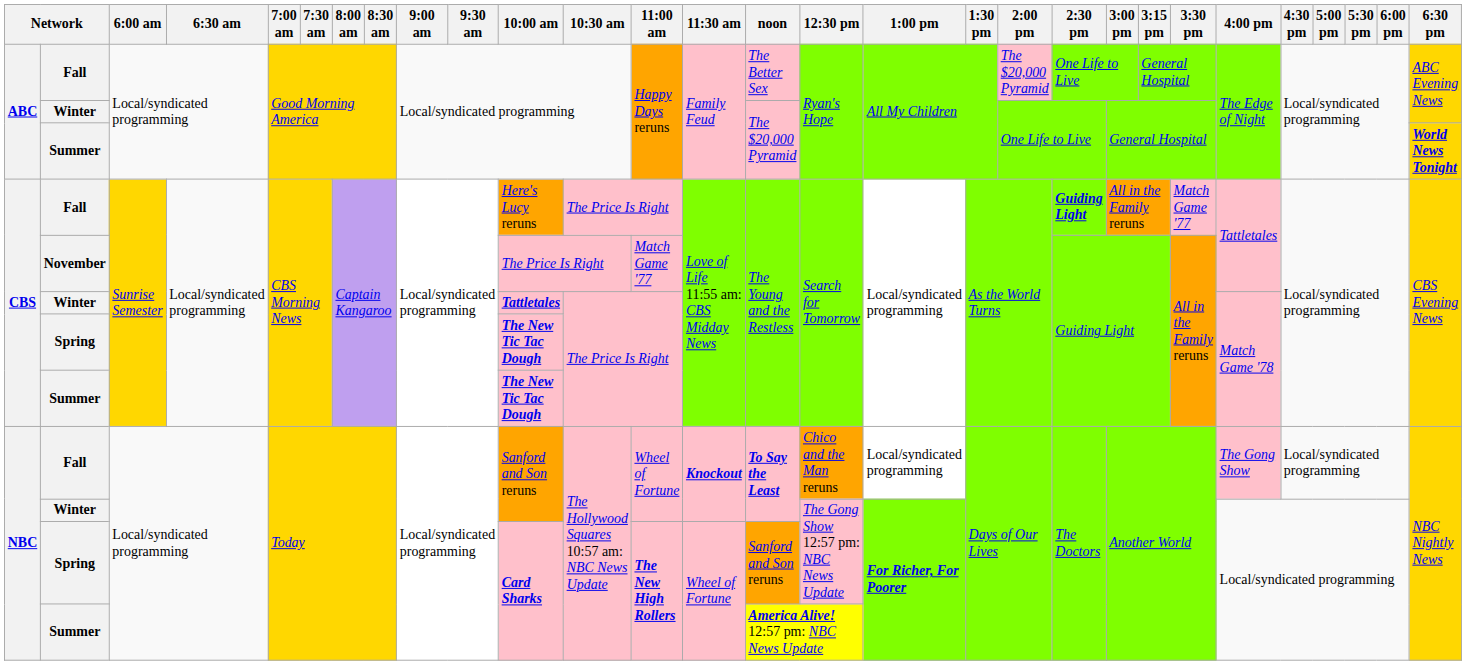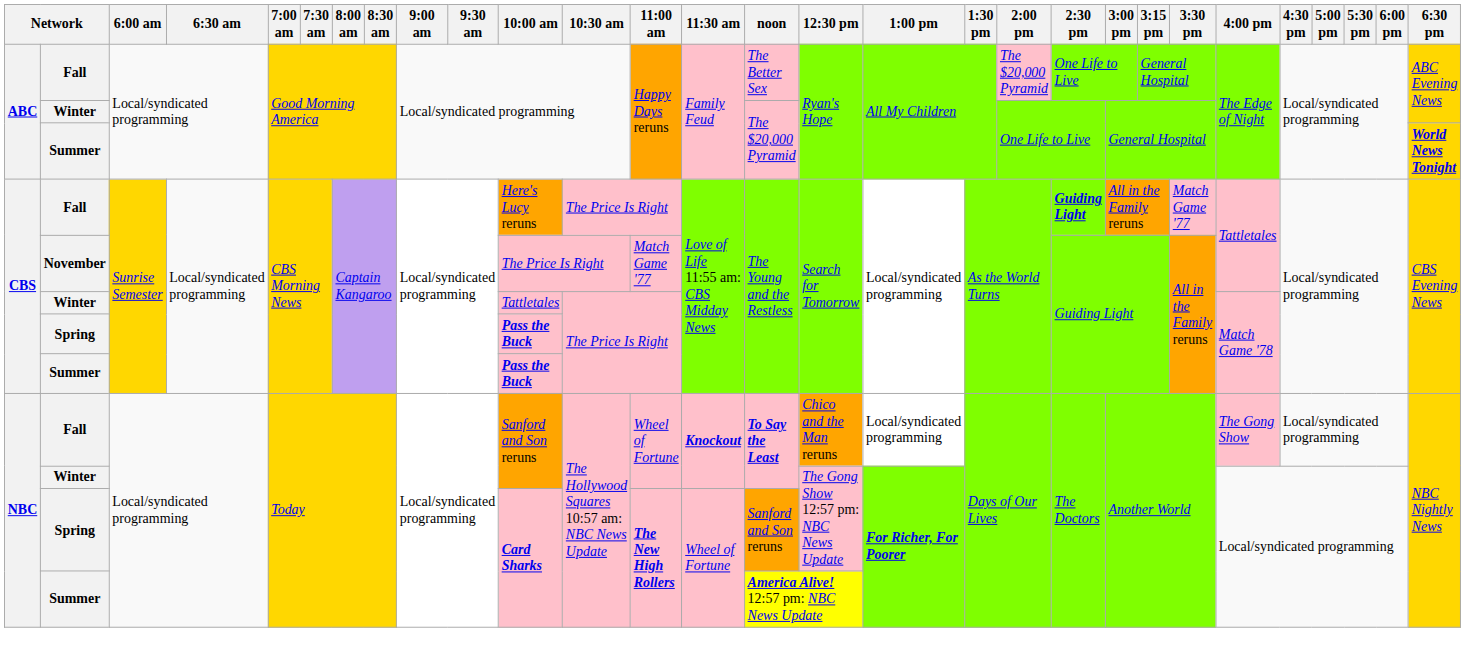(531, 303) bold -> (530, 303) normal
(527, 342) The New Tic Tac Dough -> (526, 334) Pass the Buck
(527, 398) The New Tic Tac Dough -> (526, 373) Pass the Buck
